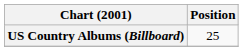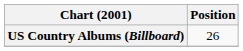(213, 35) 25 -> (213, 35) 26
